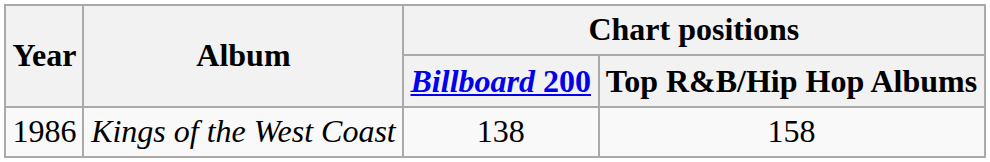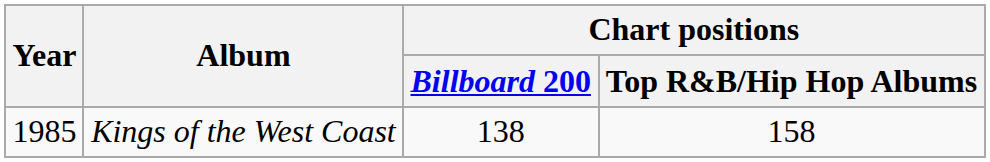(44, 131) 1986 -> (44, 131) 1985
